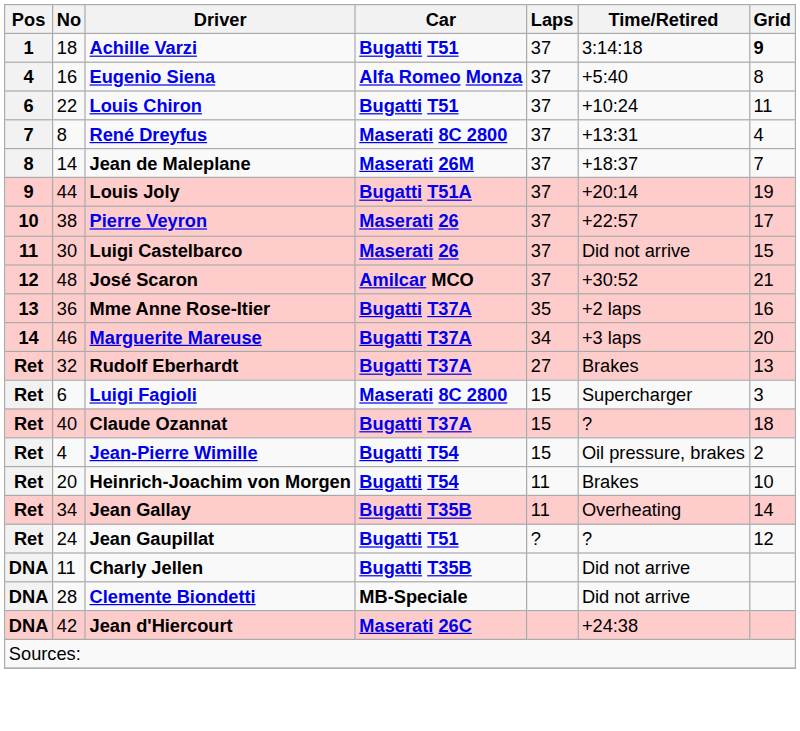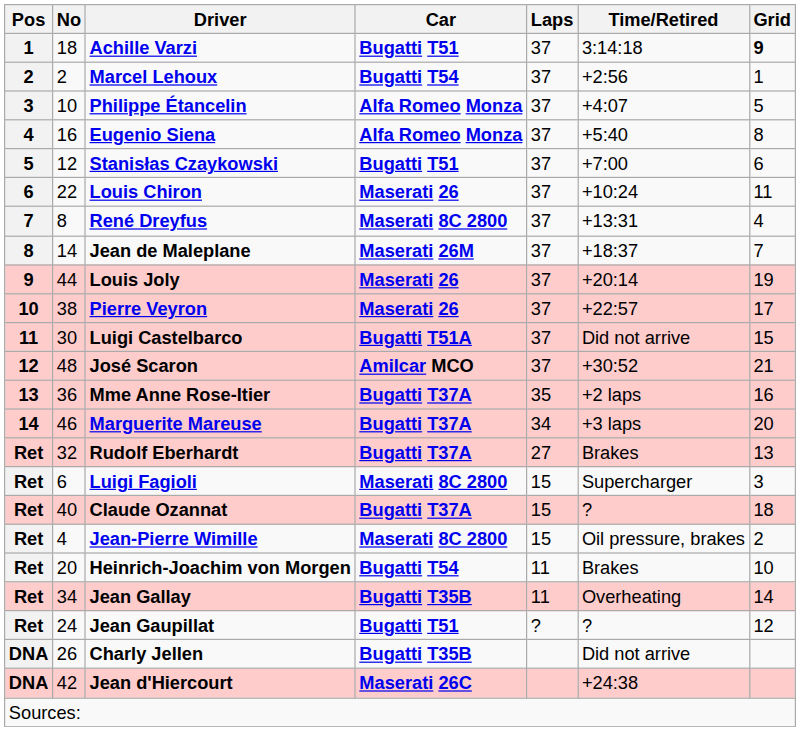+ row: (153, 77)
+ row: (168, 106)
+ row: (184, 164)
(409, 106) Bugatti T51 -> (409, 192) Maserati 26
(416, 192) Bugatti T51A -> (409, 279) Maserati 26
(409, 250) Maserati 26 -> (416, 337) Bugatti T51A
(409, 452) Bugatti T54 -> (433, 539) Maserati 8C 2800
(66, 568) 11 -> (67, 654) 26
- row: (173, 597)
